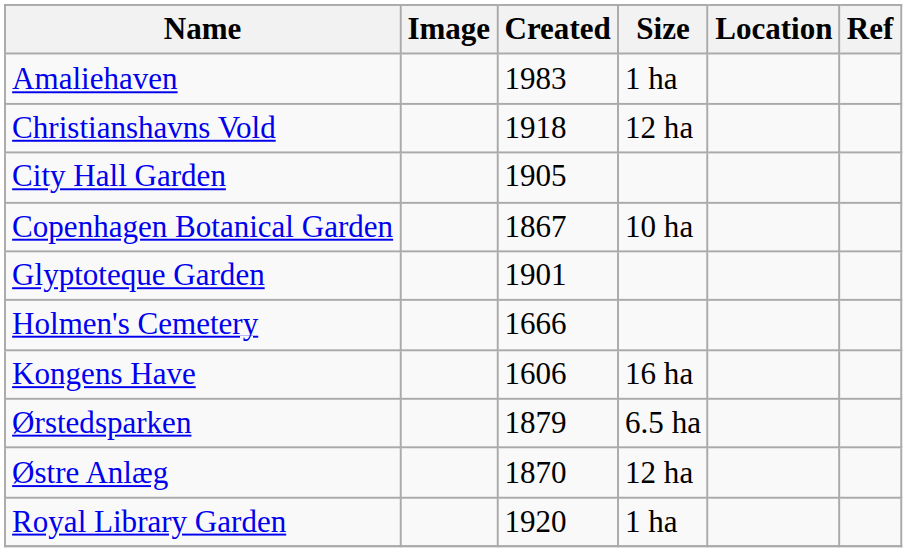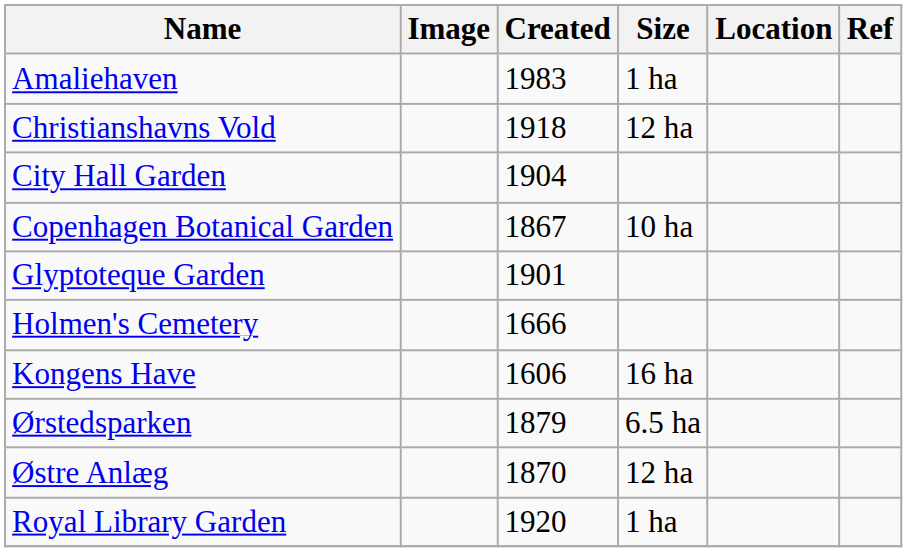(535, 176) 1905 -> (535, 176) 1904
